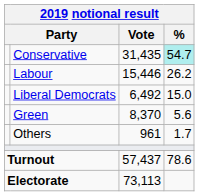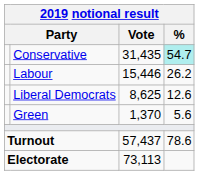(145, 94) 6,492 -> (145, 94) 8,625
(179, 94) 15.0 -> (179, 94) 12.6
(145, 114) 8,370 -> (145, 114) 1,370
- row: (32, 134)
